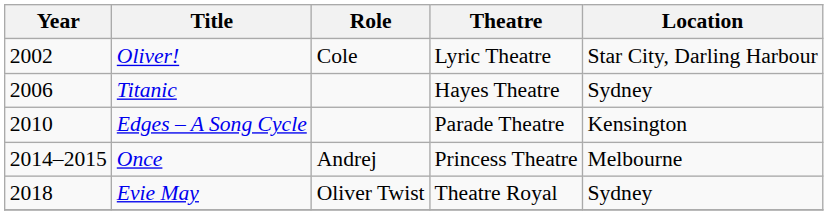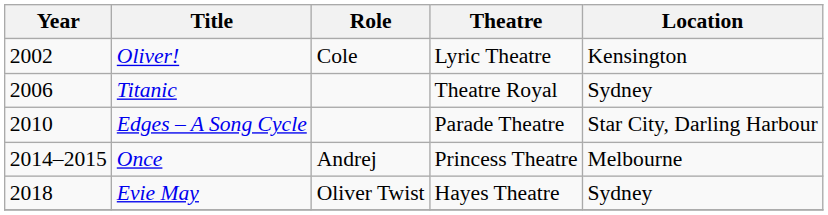(703, 55) Star City, Darling Harbour -> (637, 55) Kensington
(497, 90) Hayes Theatre -> (496, 90) Theatre Royal
(637, 124) Kensington -> (703, 124) Star City, Darling Harbour
(496, 192) Theatre Royal -> (497, 192) Hayes Theatre
